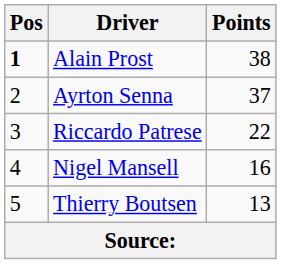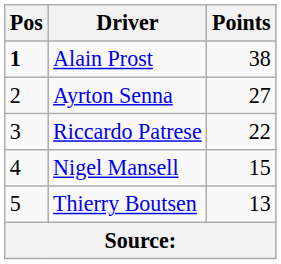(260, 95) 37 -> (260, 95) 27
(260, 168) 16 -> (260, 168) 15
